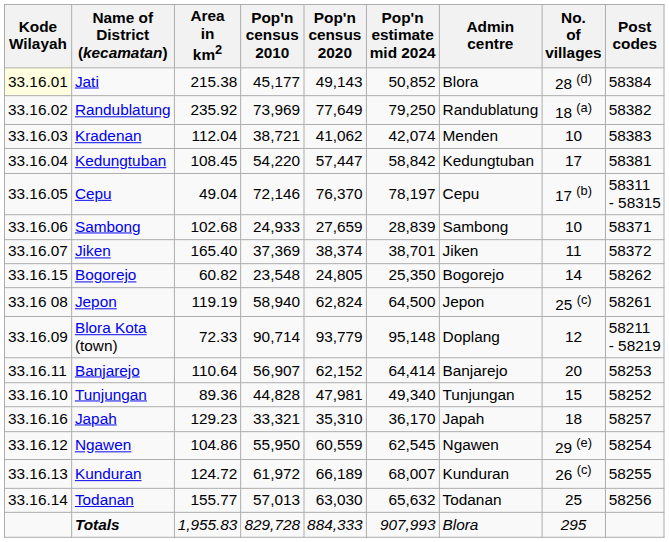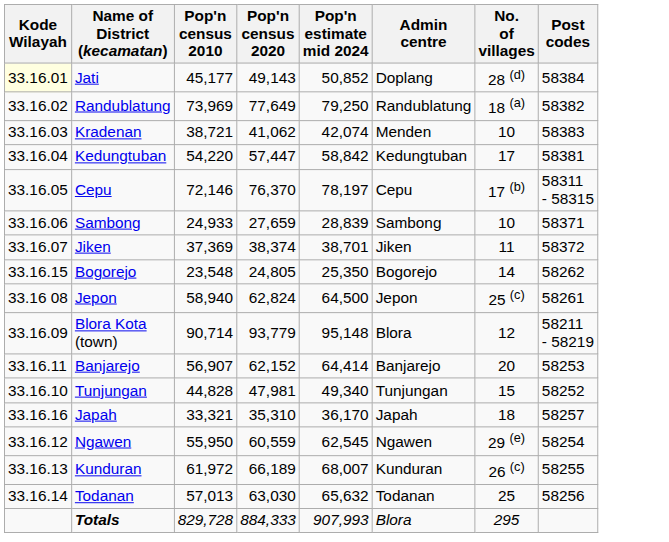- column: (208, 36)
(460, 81) Blora -> (404, 77) Doplang
(471, 337) Doplang -> (394, 333) Blora
